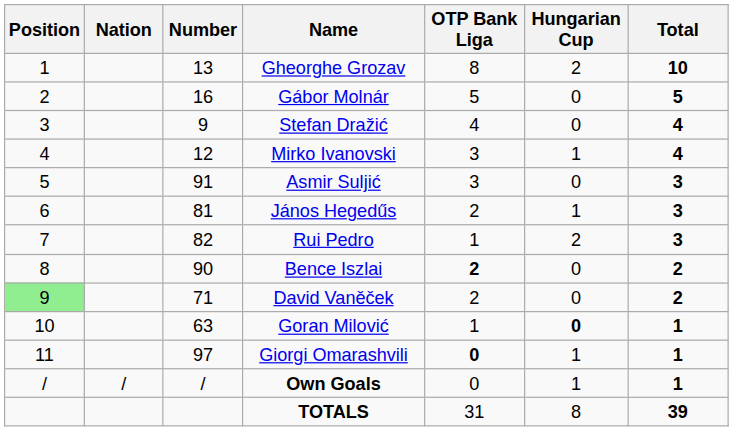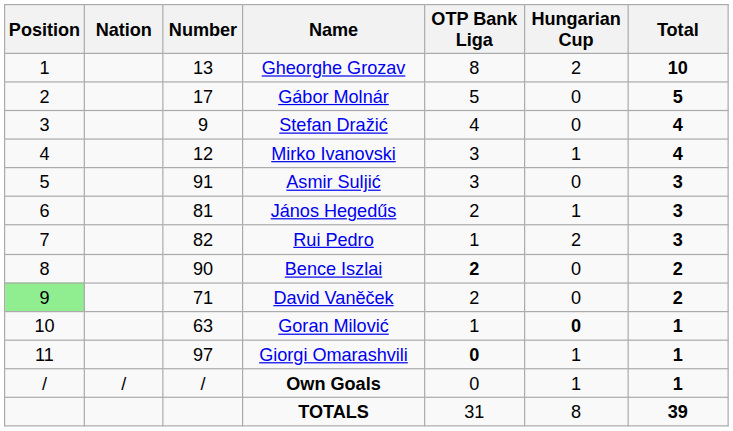(203, 97) 16 -> (203, 97) 17
